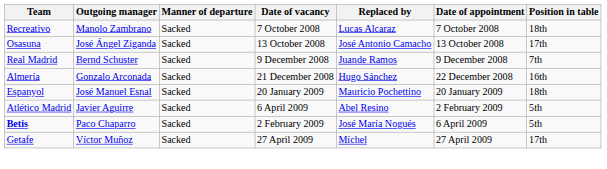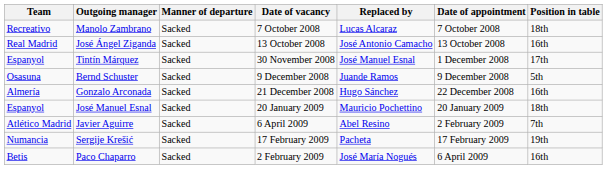(24, 44) Osasuna -> (32, 44) Real Madrid
(538, 44) 17th -> (539, 44) 16th
+ row: (107, 60)
(32, 60) Real Madrid -> (24, 76) Osasuna
(536, 60) 7th -> (537, 76) 5th
(536, 108) 5th -> (537, 124) 7th
+ row: (105, 140)
(17, 124) bold -> (17, 156) normal
(536, 124) 5th -> (539, 156) 16th
- row: (104, 140)
